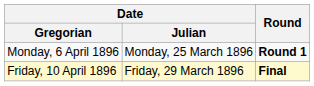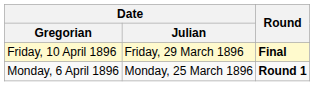rows swapped: (63, 52) <-> (62, 71)
